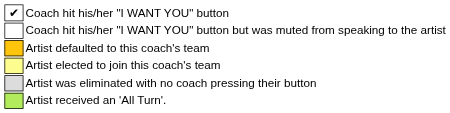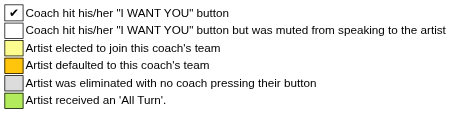rows swapped: (118, 48) <-> (123, 65)
